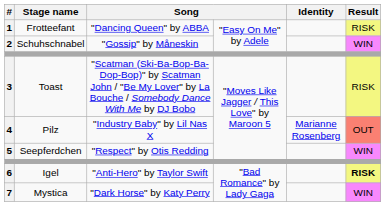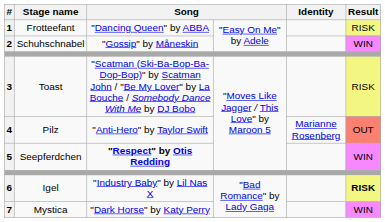(150, 130) "Industry Baby" by Lil Nas X -> (150, 130) "Anti-Hero" by Taylor Swift
(150, 151) normal -> (150, 156) bold
(150, 173) "Anti-Hero" by Taylor Swift -> (150, 188) "Industry Baby" by Lil Nas X
